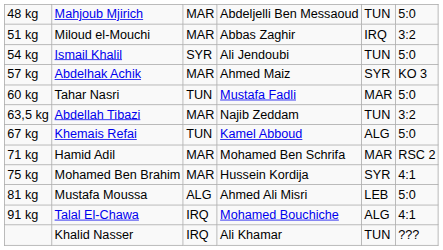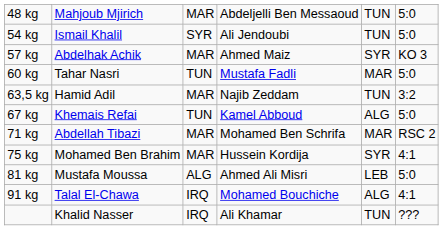- row: (23, 34)
(97, 114) Abdellah Tibazi -> (85, 94) Hamid Adil
(85, 154) Hamid Adil -> (97, 134) Abdellah Tibazi
